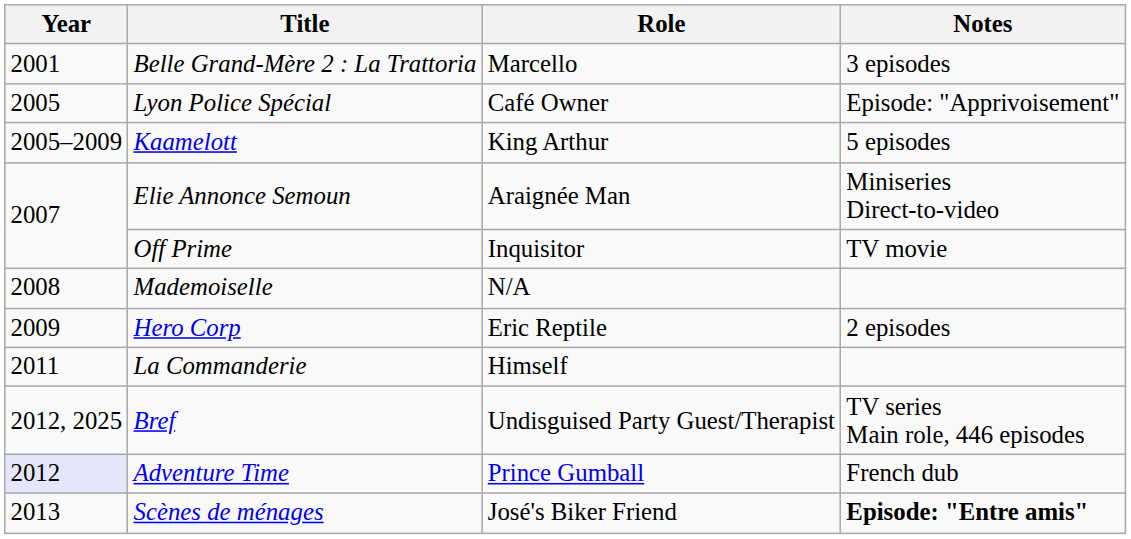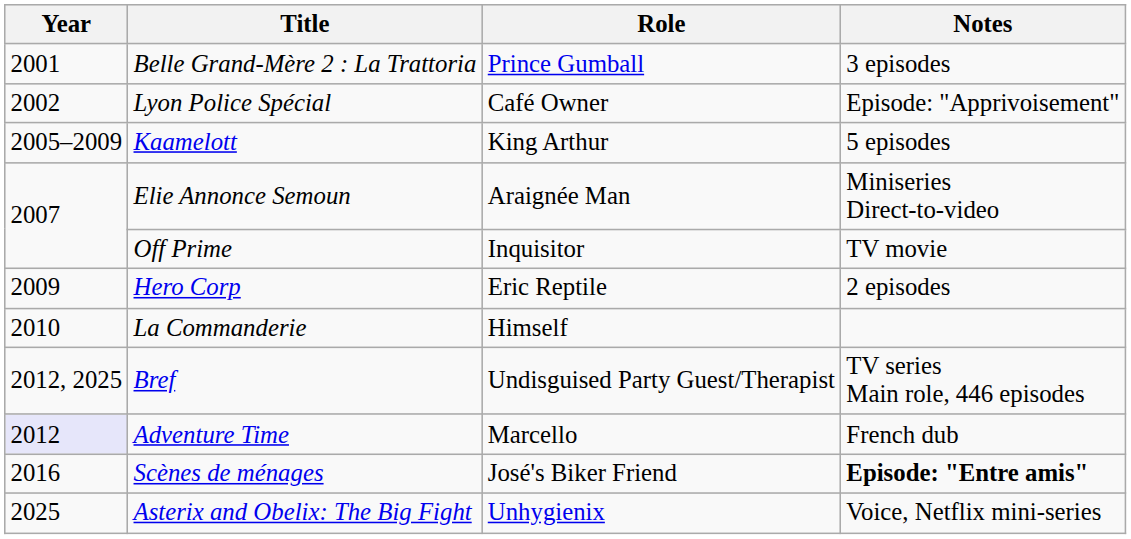(533, 63) Marcello -> (566, 63) Prince Gumball
(35, 102) 2005 -> (35, 102) 2002
- row: (203, 288)
(35, 366) 2011 -> (35, 327) 2010
(566, 473) Prince Gumball -> (533, 433) Marcello
(35, 512) 2013 -> (35, 473) 2016
+ row: (303, 512)
